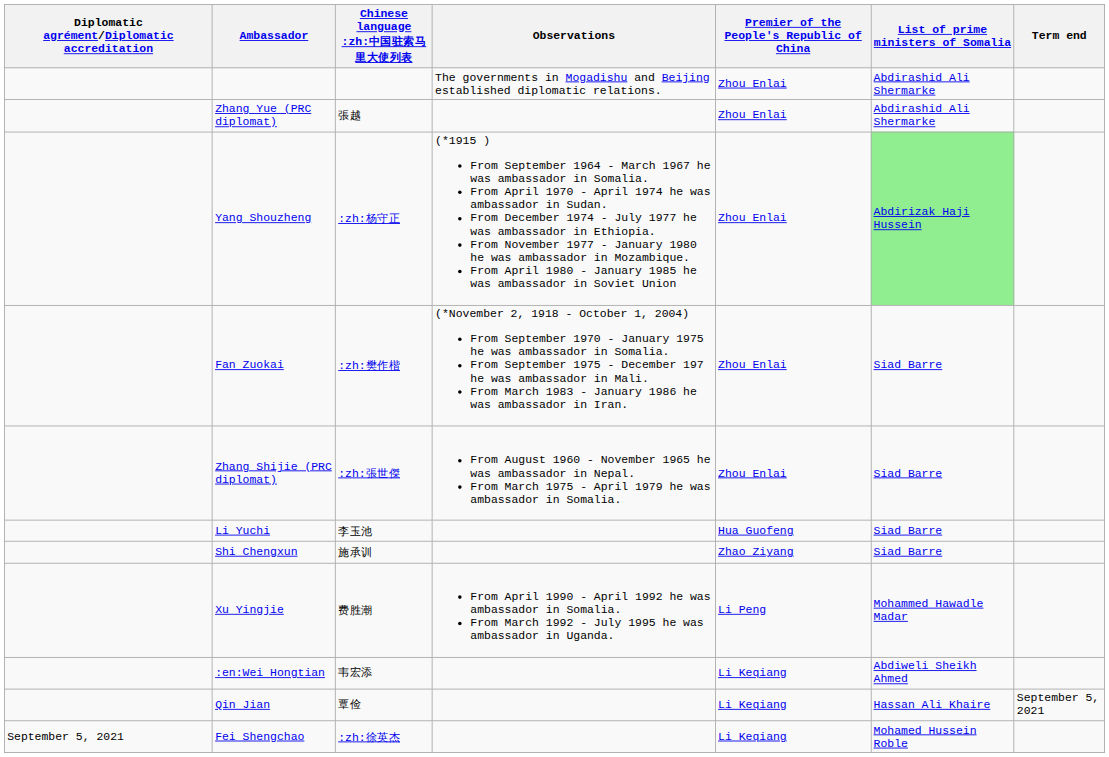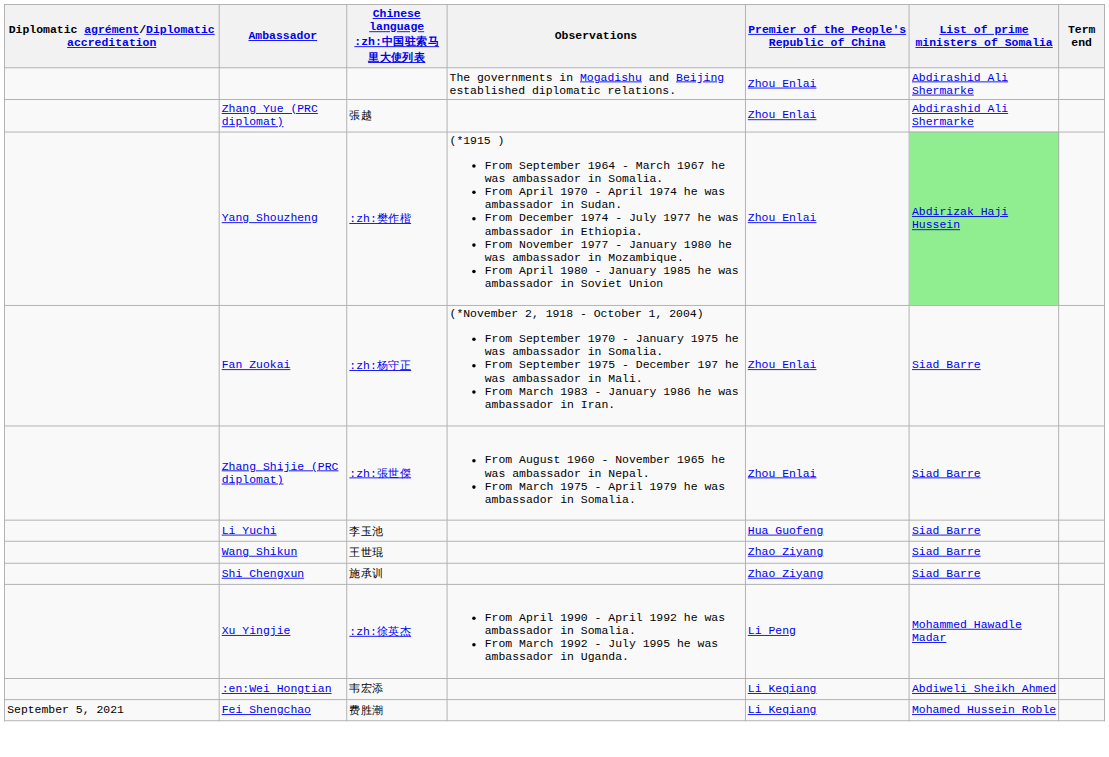(369, 219) :zh:杨守正 -> (380, 219) :zh:樊作楷
(369, 366) :zh:樊作楷 -> (380, 366) :zh:杨守正
+ row: (259, 552)
(355, 610) 费胜潮 -> (380, 632) :zh:徐英杰
- row: (243, 705)
(369, 737) :zh:徐英杰 -> (366, 711) 费胜潮
